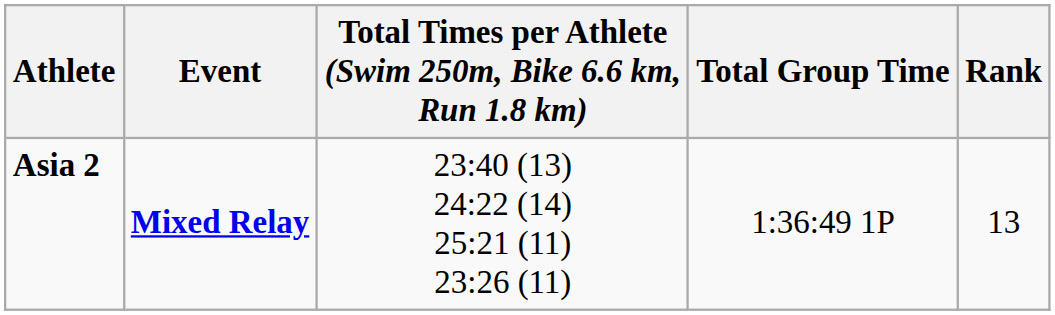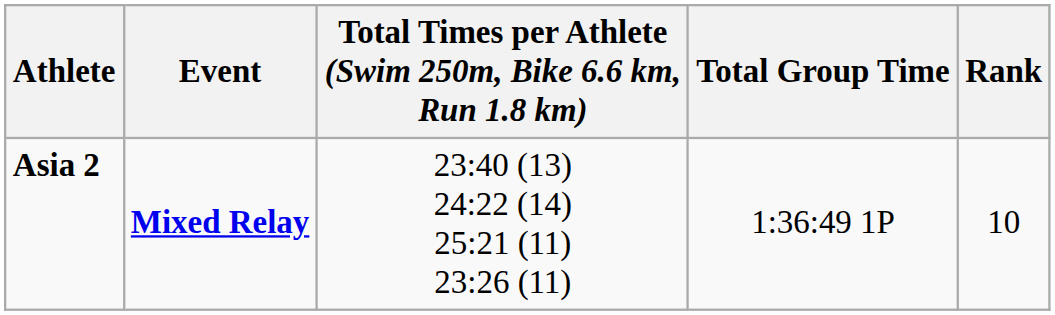(1004, 222) 13 -> (1004, 222) 10
